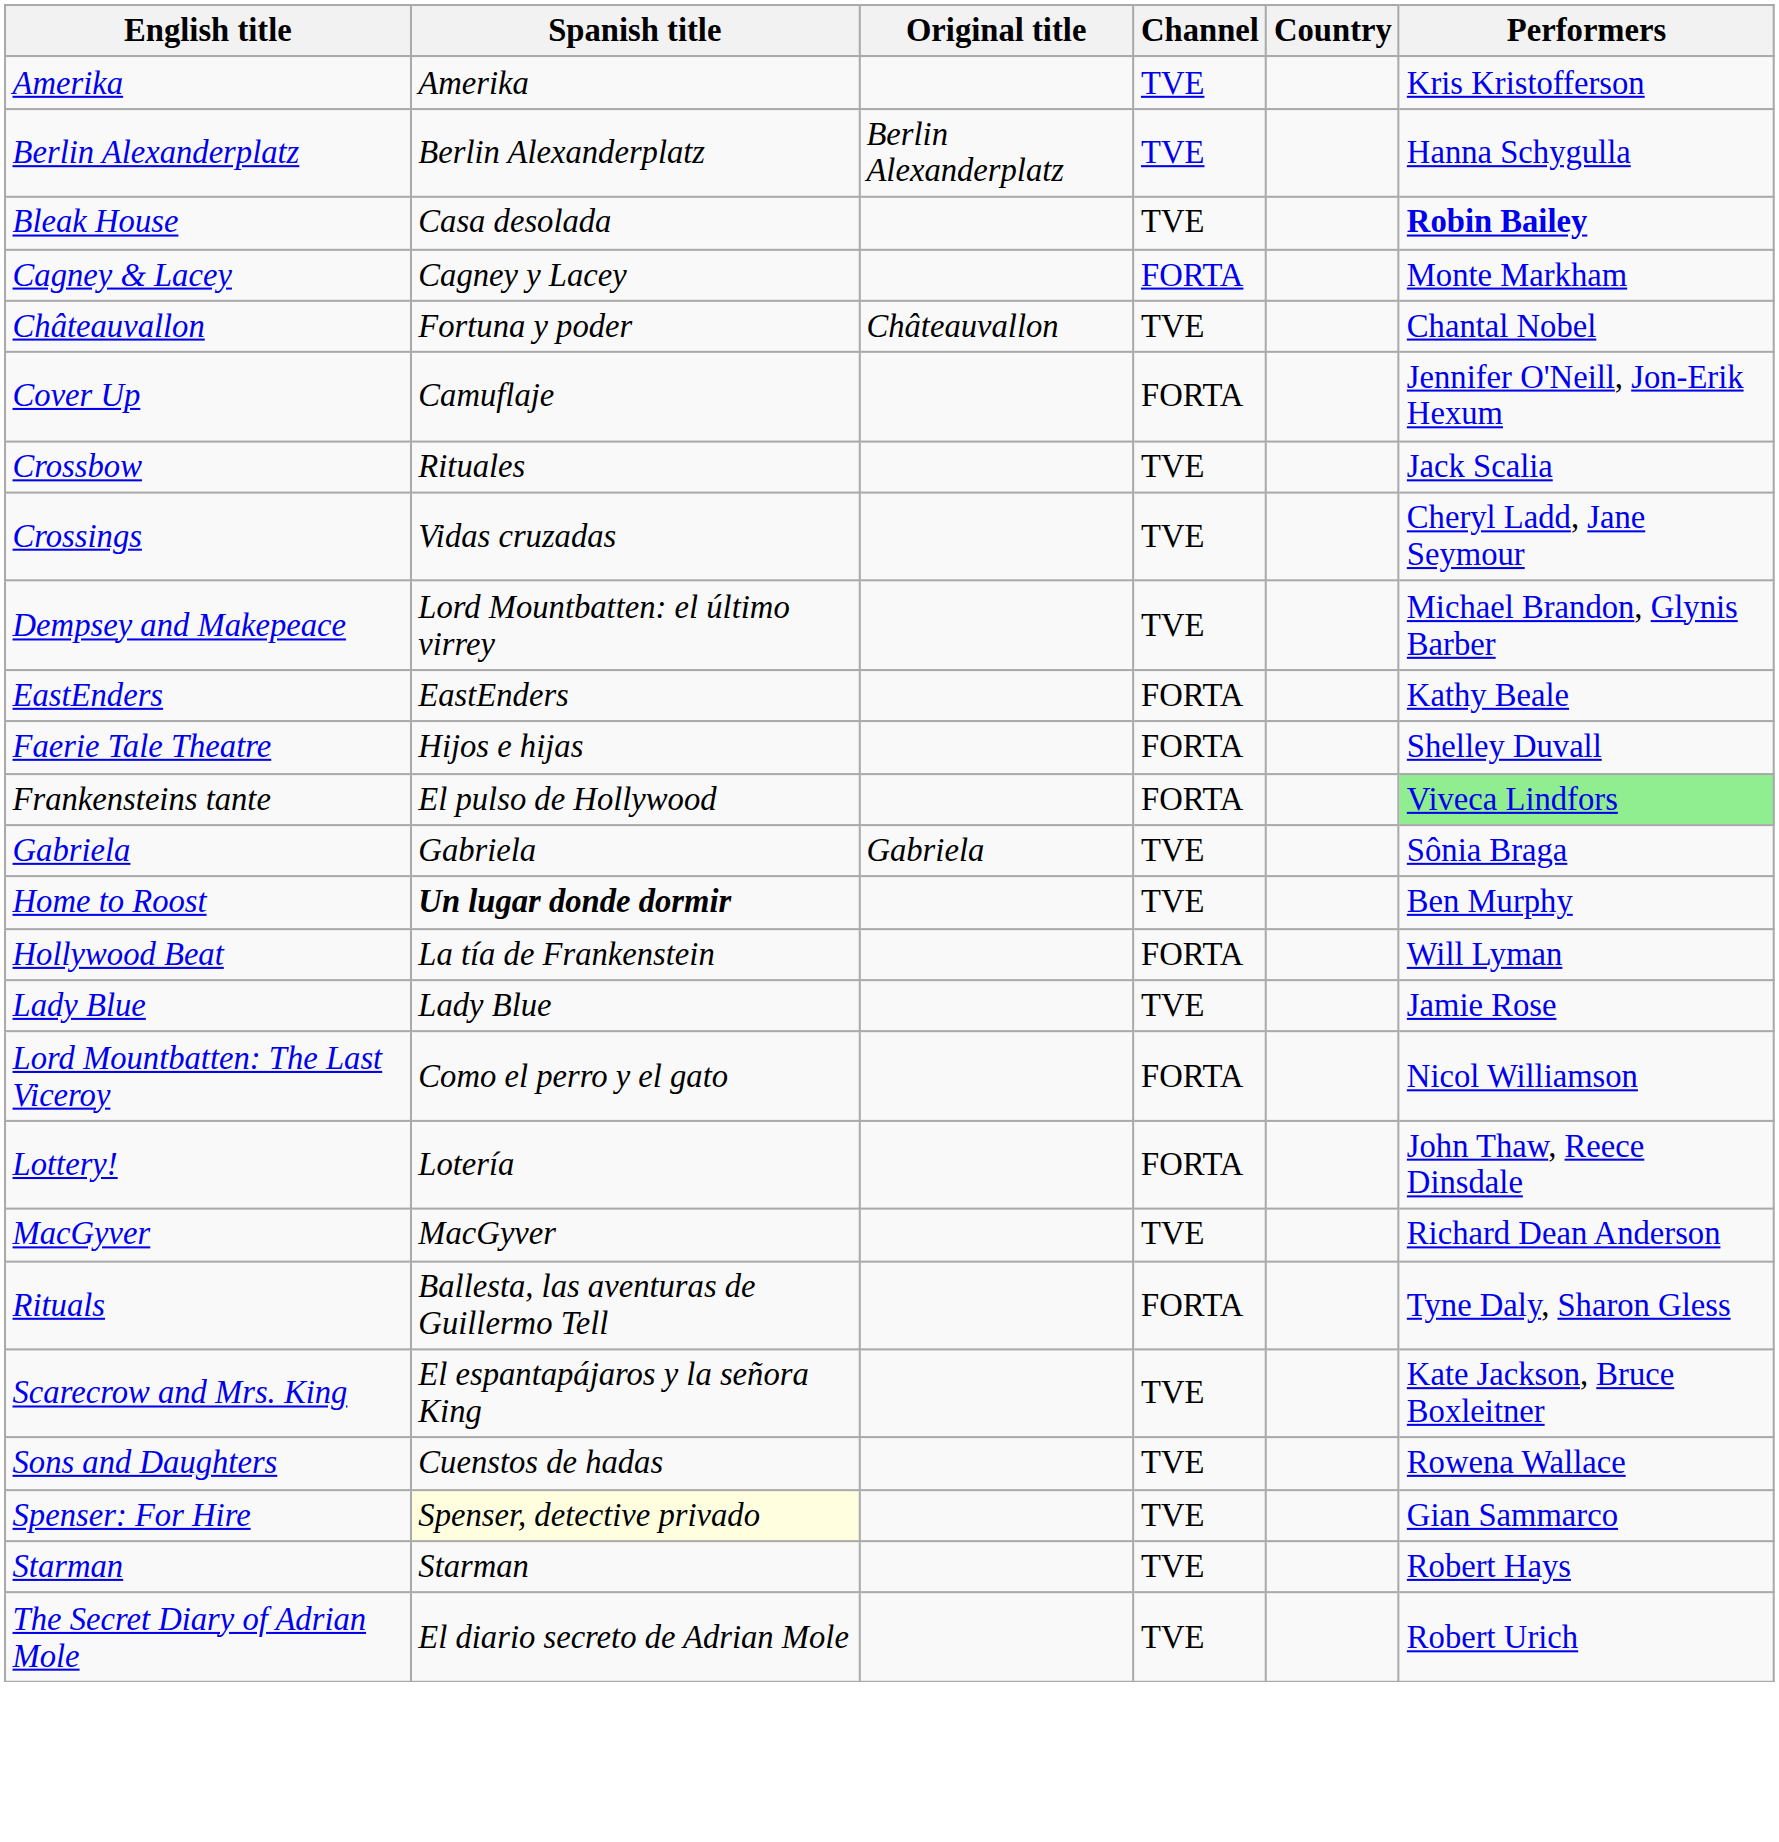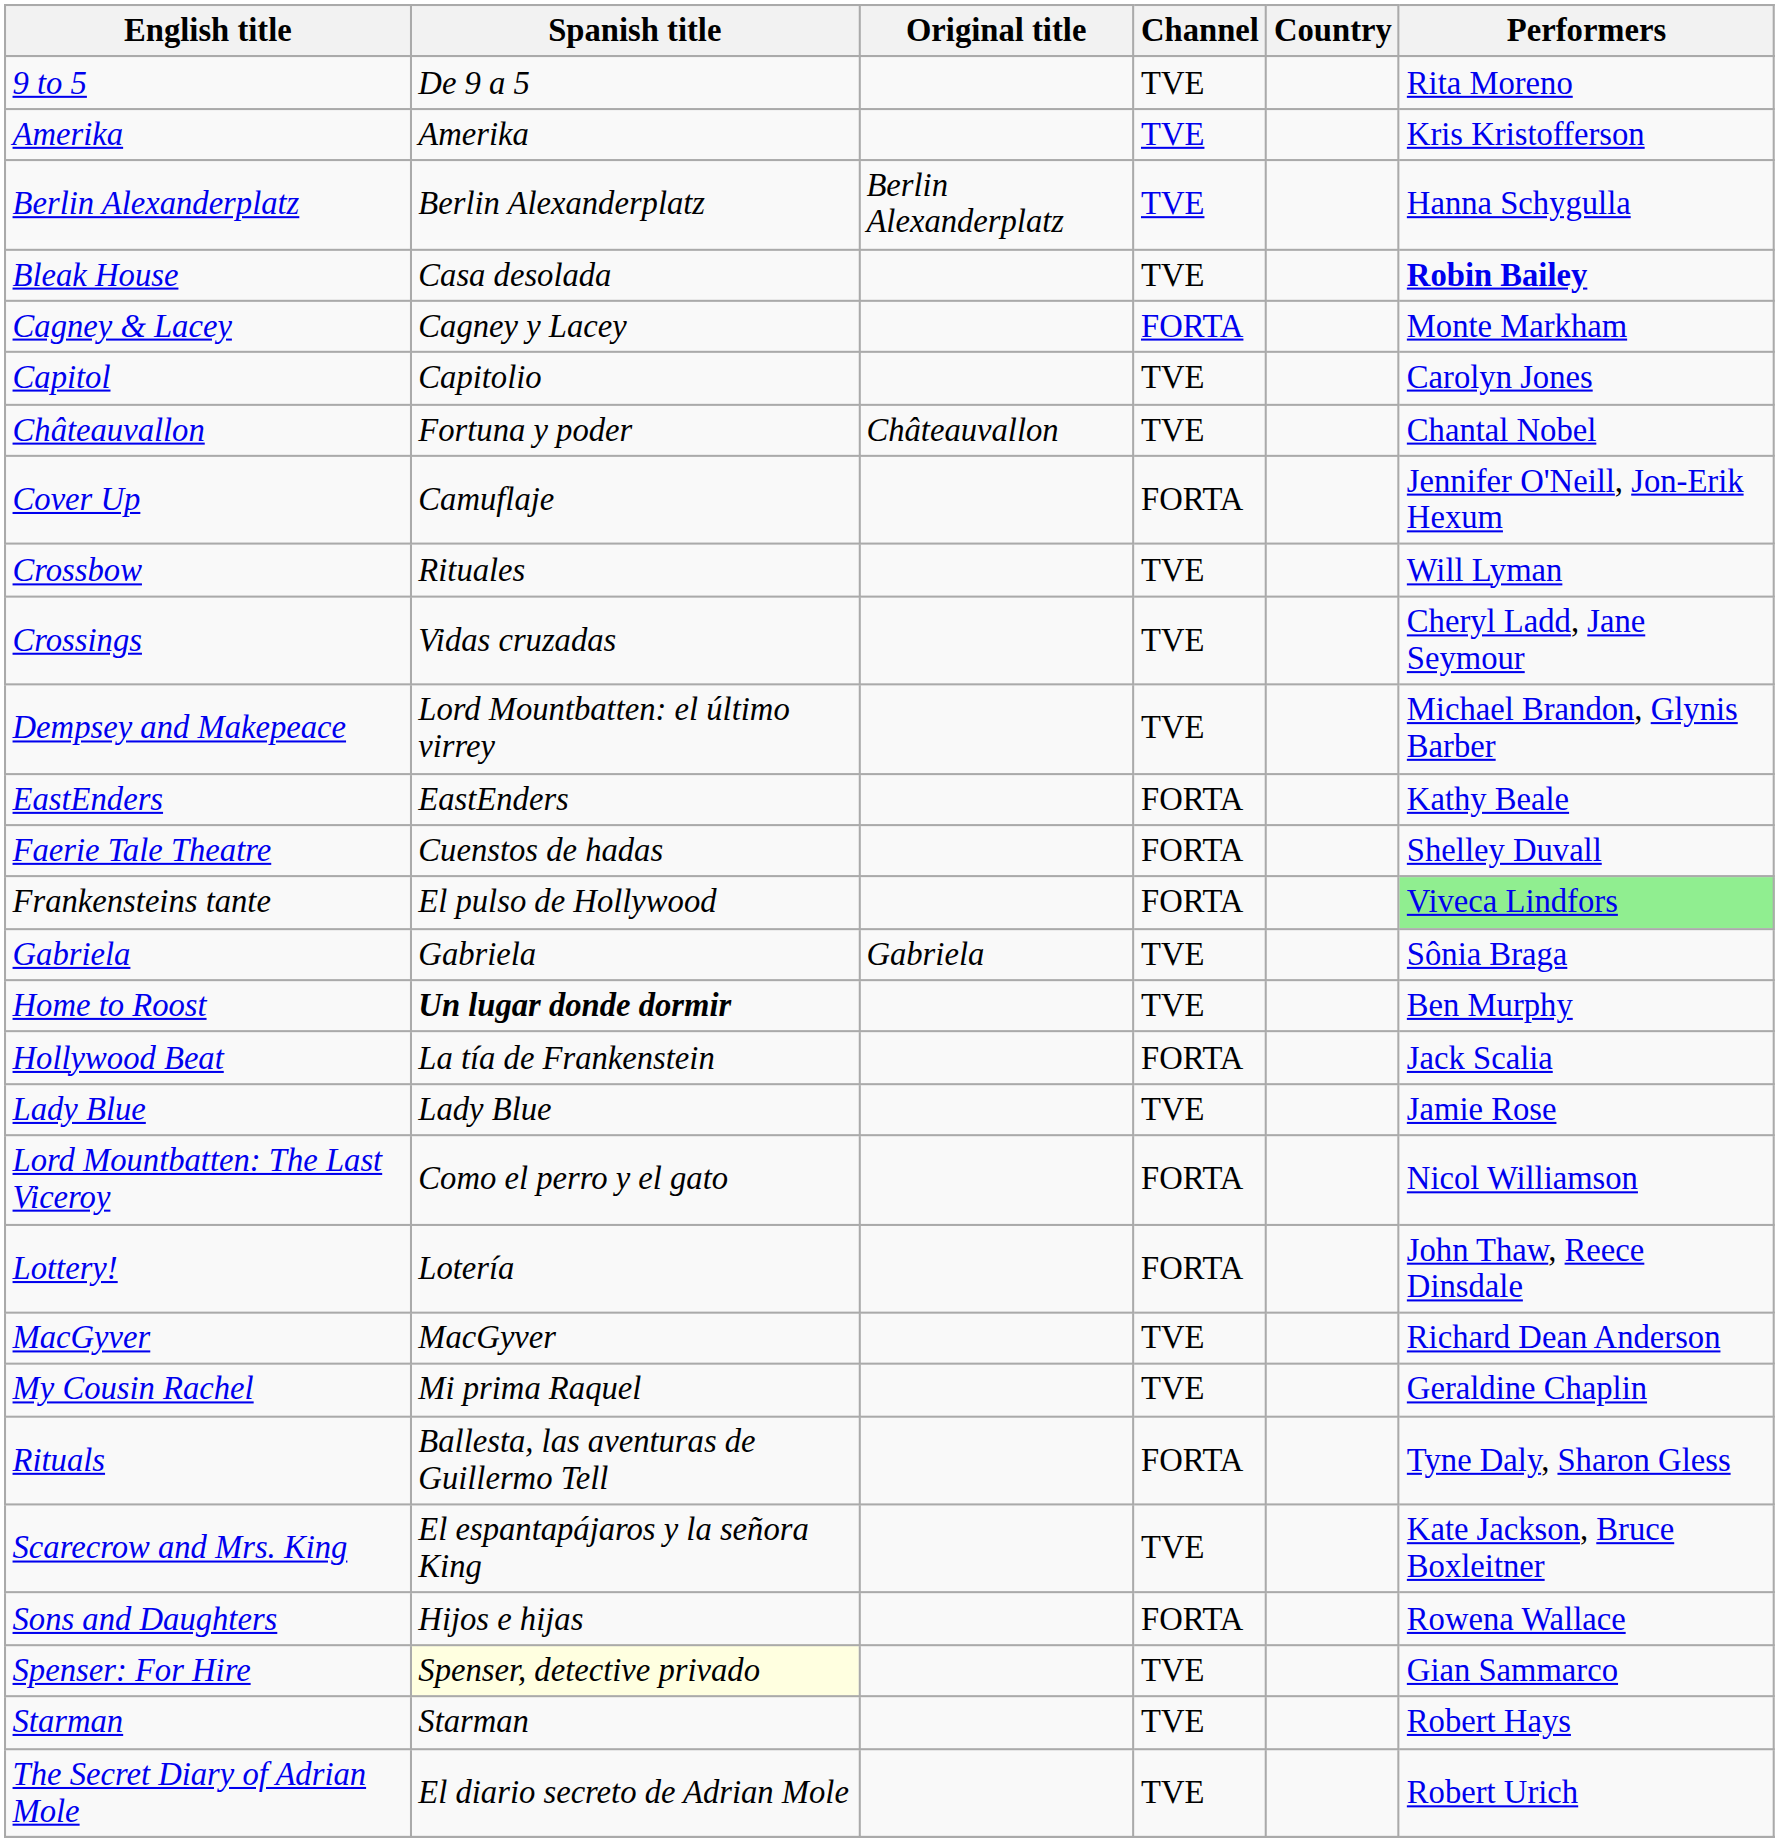+ row: (50, 82)
+ row: (62, 377)
(1480, 466) Jack Scalia -> (1485, 569) Will Lyman
(501, 746) Hijos e hijas -> (541, 850) Cuenstos de hadas
(1485, 953) Will Lyman -> (1480, 1057) Jack Scalia
+ row: (133, 1389)
(541, 1462) Cuenstos de hadas -> (501, 1618) Hijos e hijas
(1173, 1462) TVE -> (1192, 1618) FORTA
